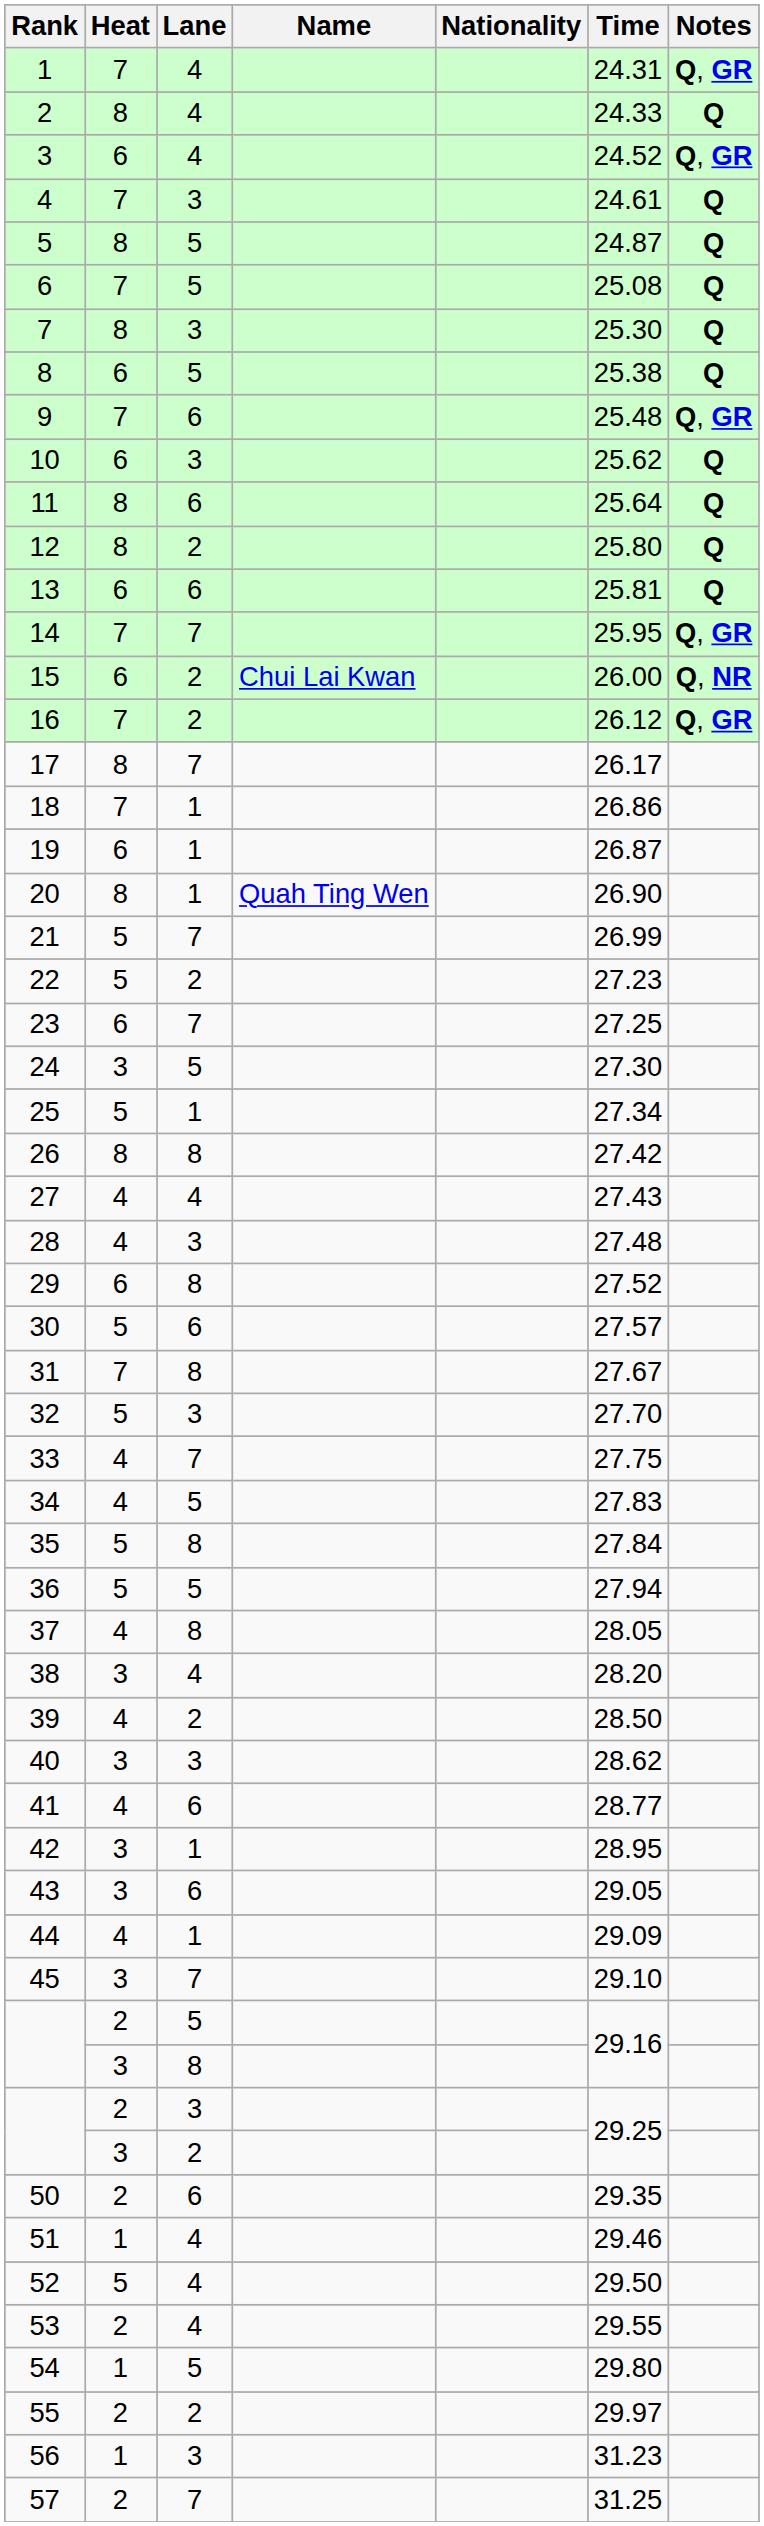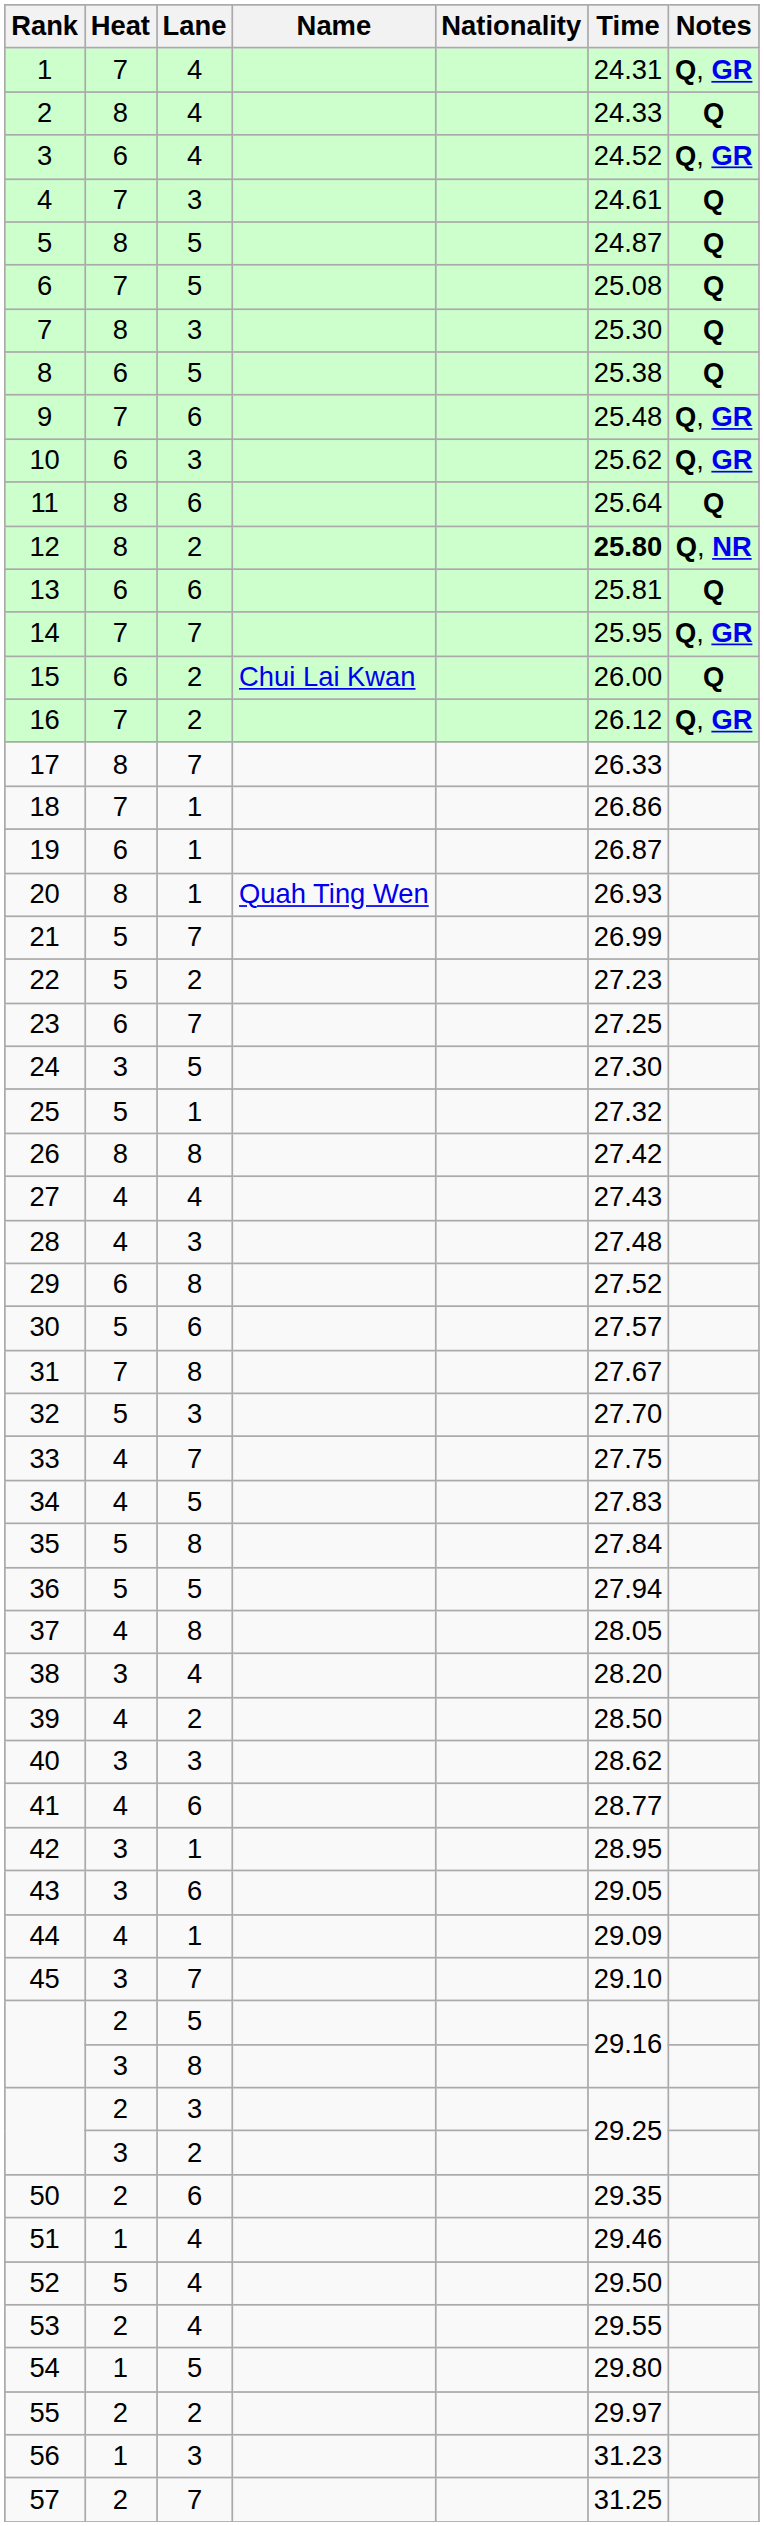(714, 460) Q -> (714, 460) Q, GR
(628, 546) normal -> (628, 546) bold
(714, 546) Q -> (714, 546) Q, NR
(714, 677) Q, NR -> (714, 677) Q
(628, 763) 26.17 -> (628, 763) 26.33
(628, 894) 26.90 -> (628, 894) 26.93
(628, 1110) 27.34 -> (628, 1110) 27.32
